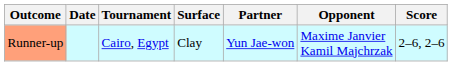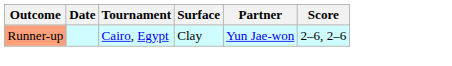- column: (346, 14)
